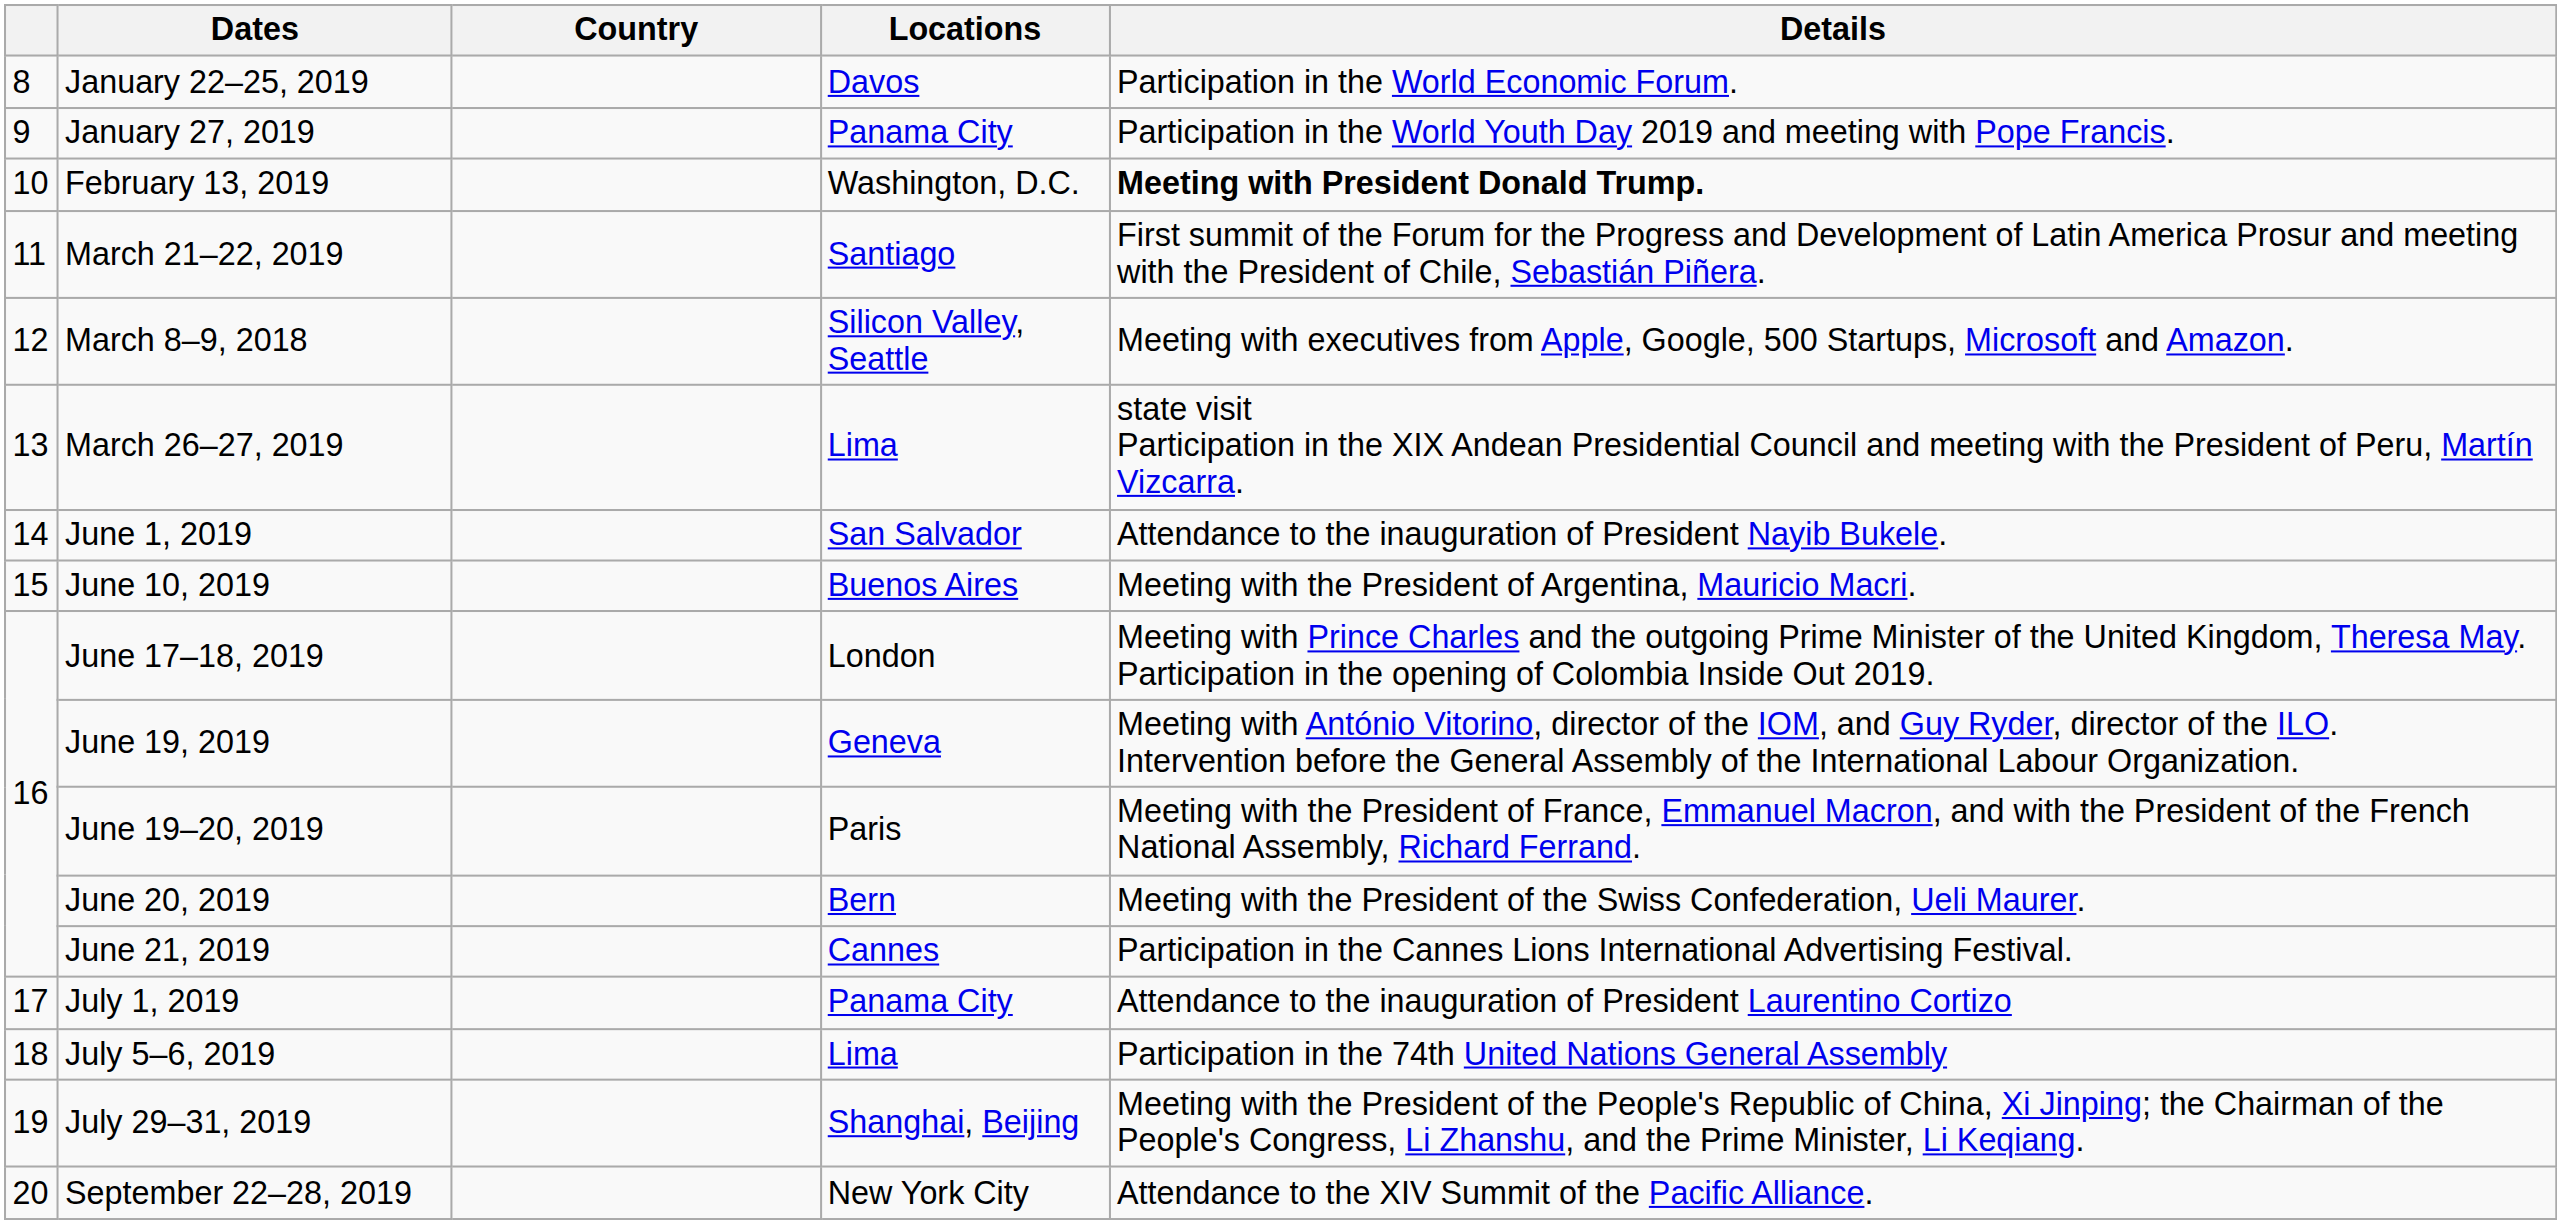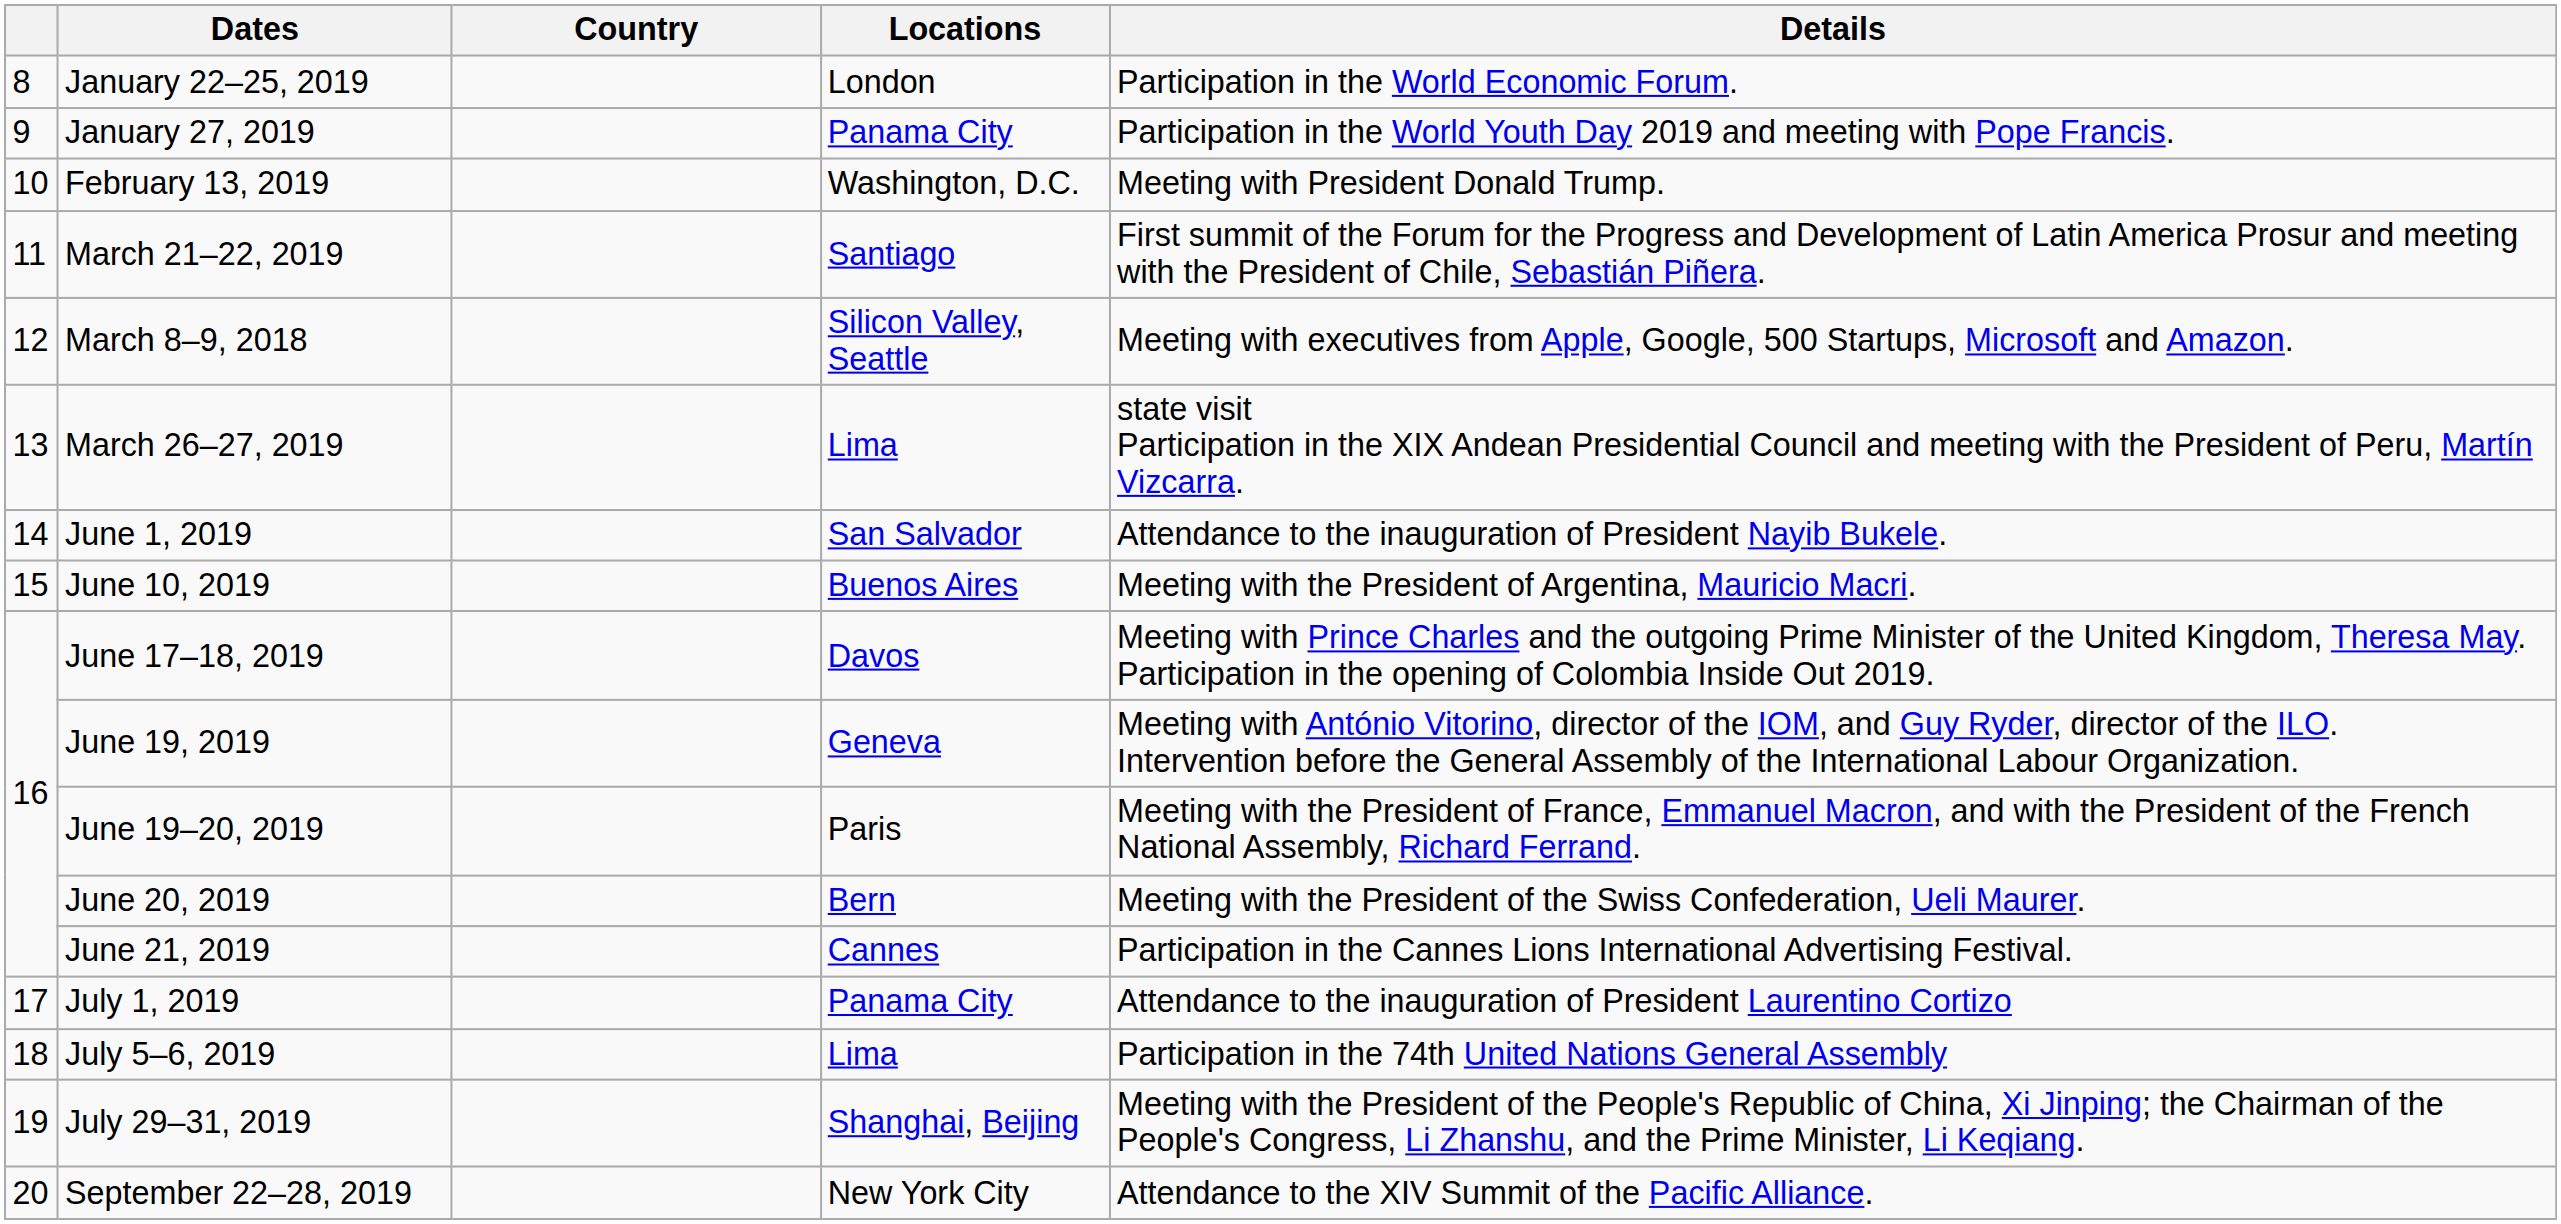(874, 81) Davos -> (882, 81) London
(1411, 183) bold -> (1391, 183) normal
(882, 655) London -> (874, 655) Davos
